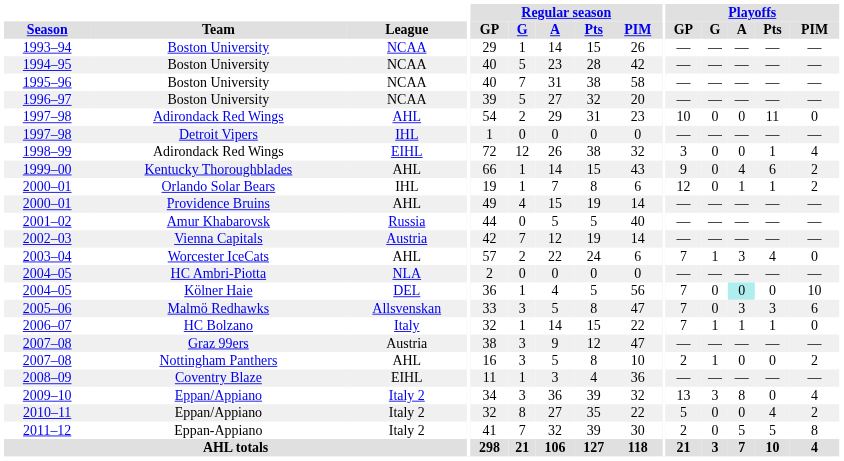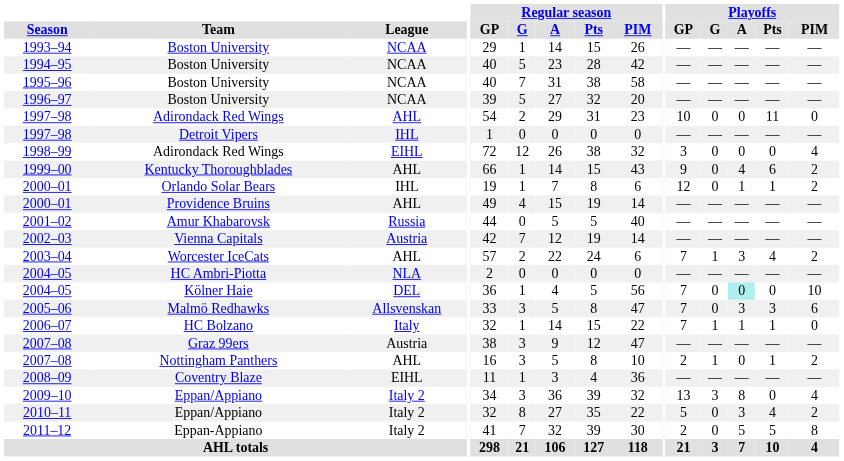(772, 151) 1 -> (772, 151) 0
(815, 256) 0 -> (815, 256) 2
(772, 360) 0 -> (772, 360) 1
(742, 412) 0 -> (742, 412) 3
